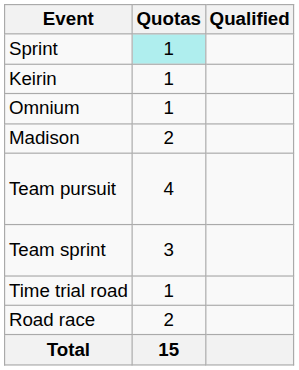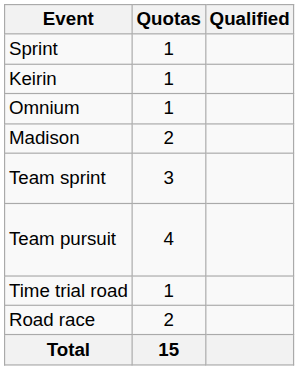(169, 49) paleturquoise background -> (169, 49) no background
rows swapped: (62, 188) <-> (57, 250)
